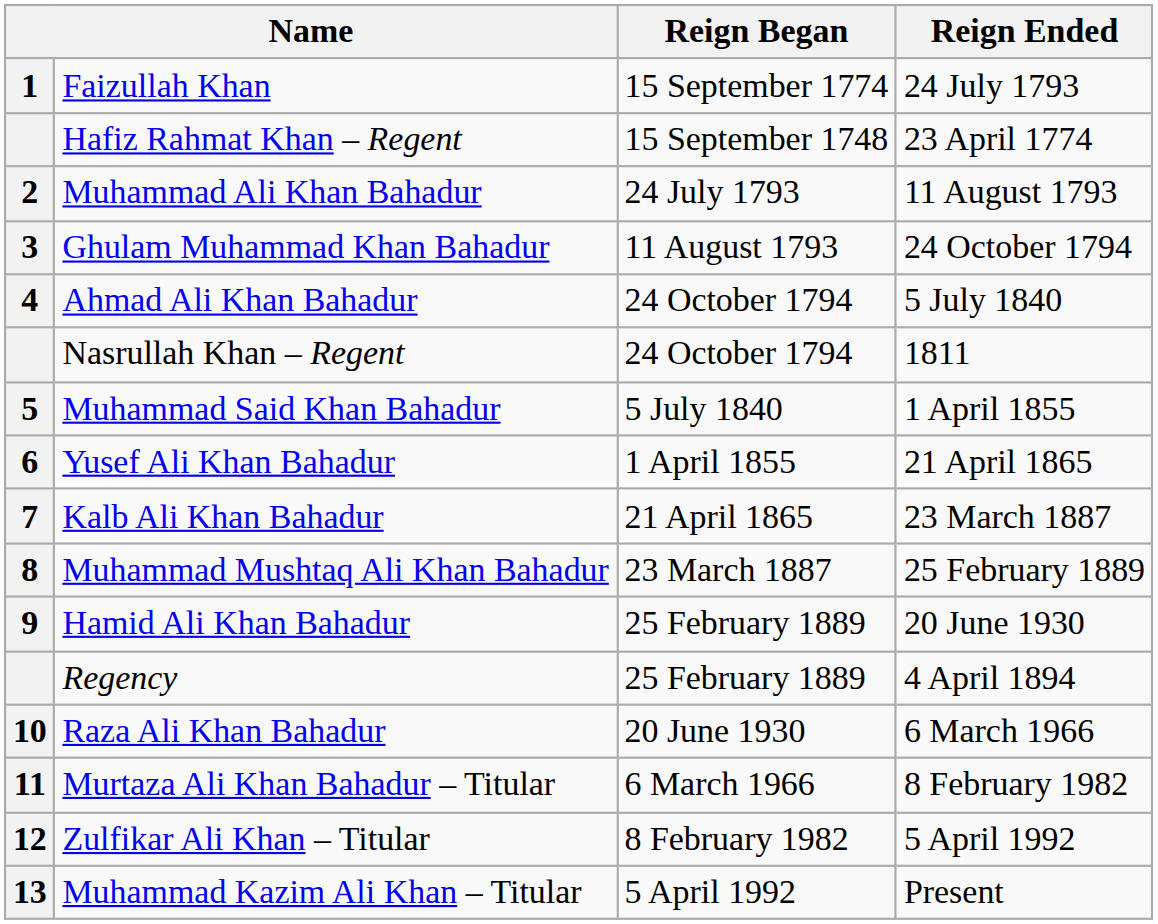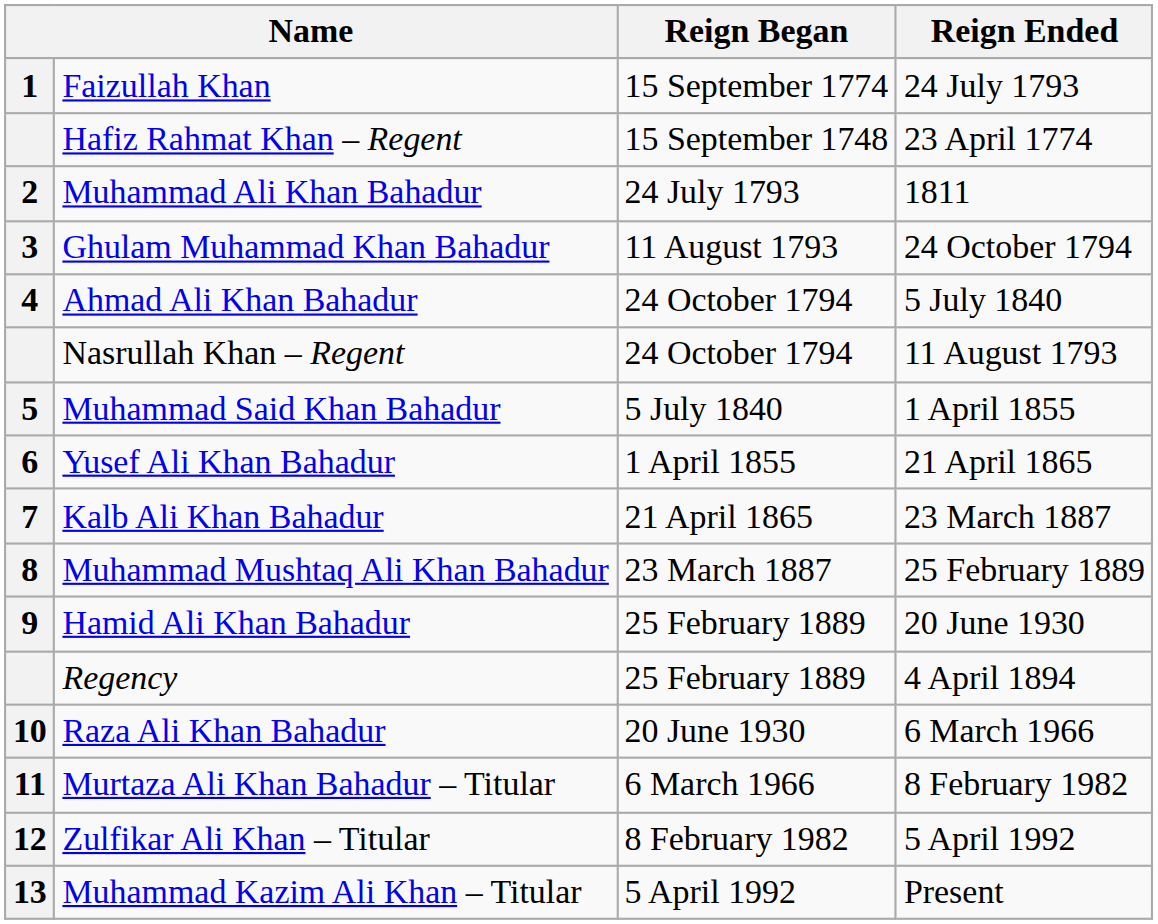(1011, 192) 11 August 1793 -> (937, 192) 1811
(937, 354) 1811 -> (1011, 354) 11 August 1793
